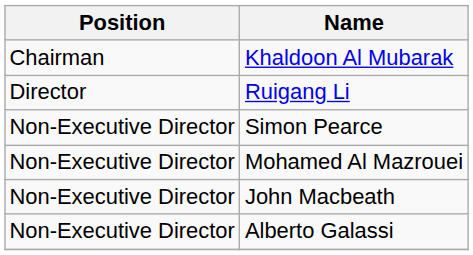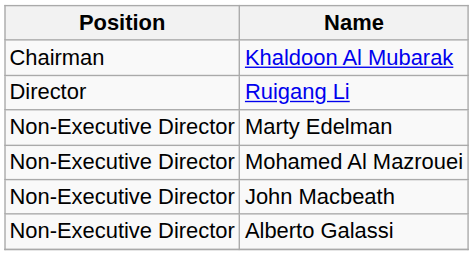- row: (314, 127)
+ row: (319, 127)
